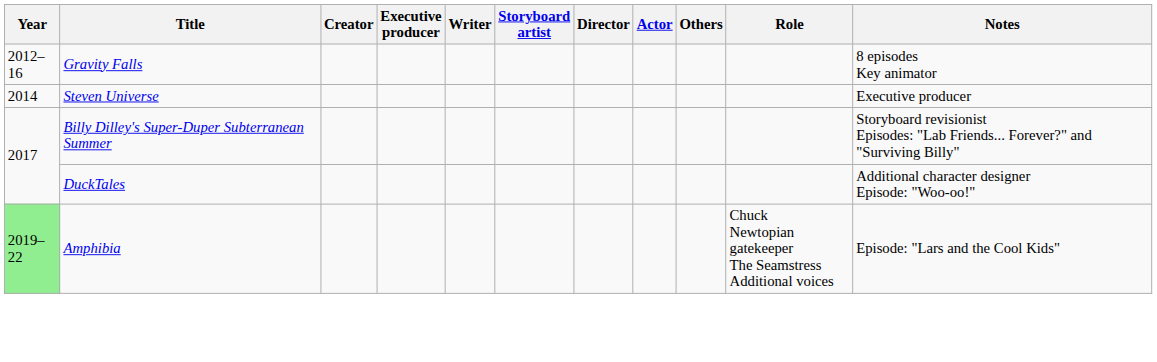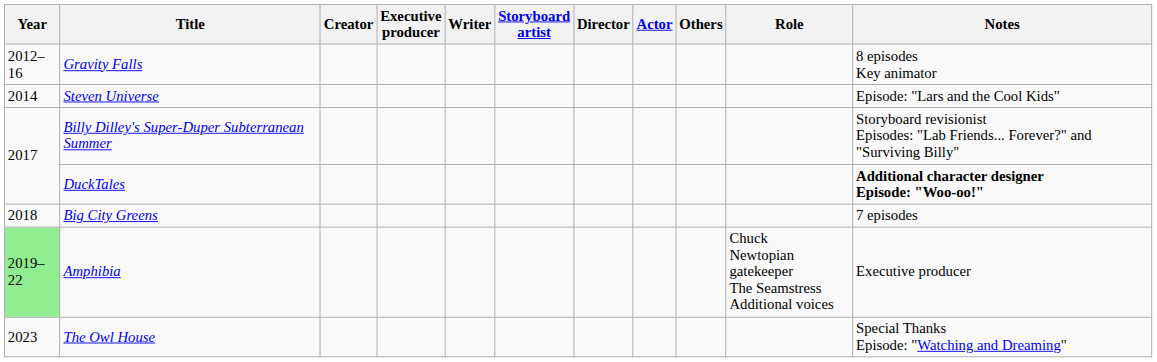(914, 95) Executive producer -> (958, 95) Episode: "Lars and the Cool Kids"
(943, 184) normal -> (950, 184) bold
+ row: (111, 215)
(958, 248) Episode: "Lars and the Cool Kids" -> (913, 272) Executive producer
+ row: (109, 336)
